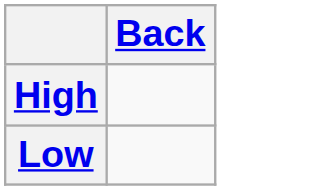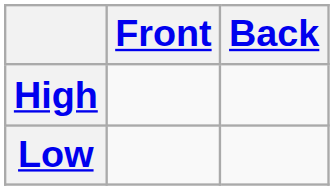+ column: (163, 34)
